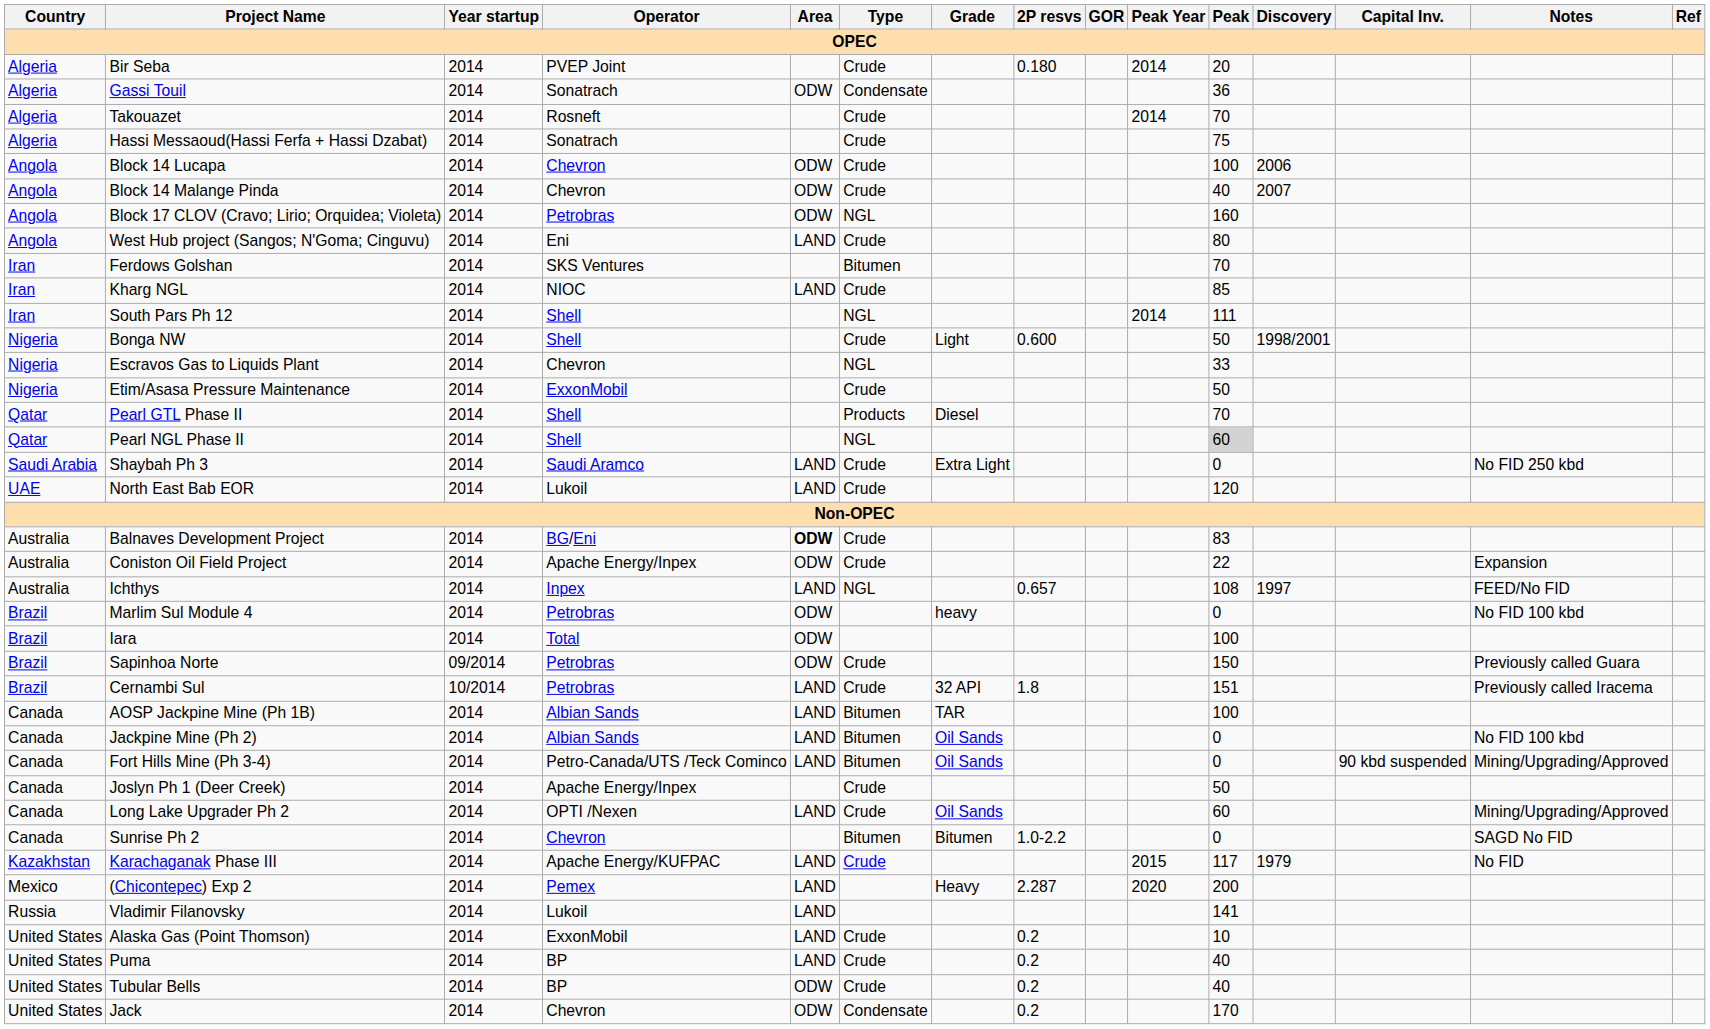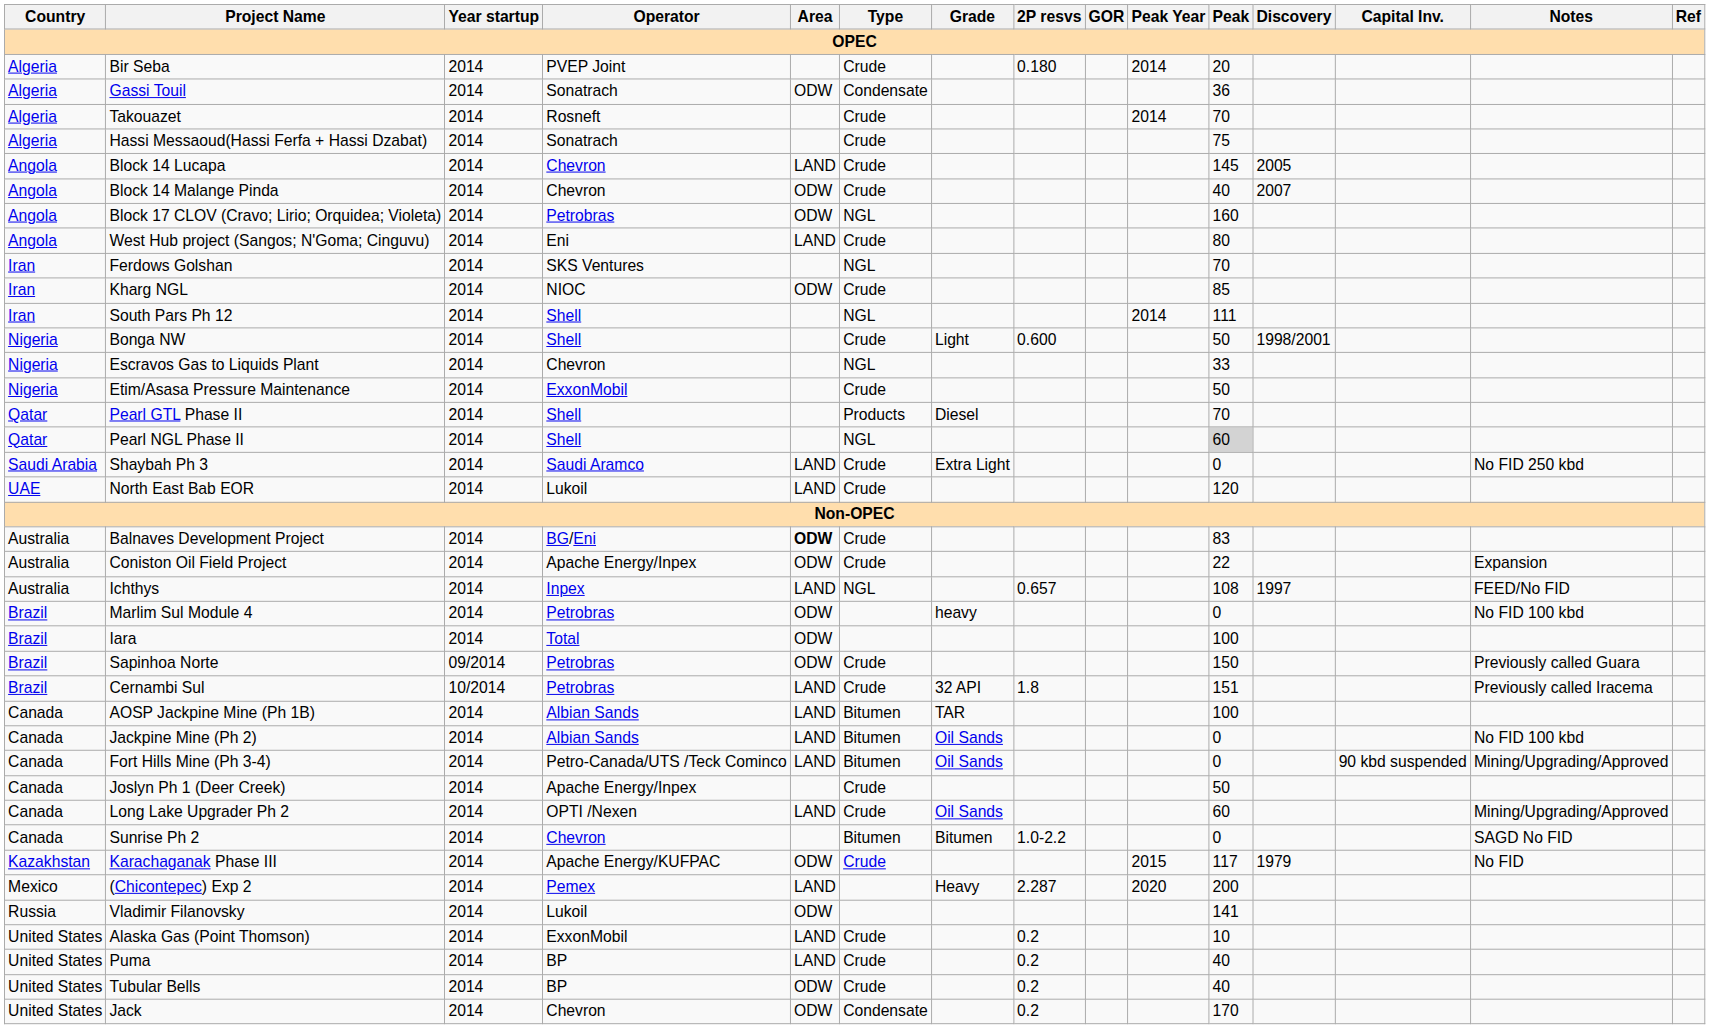(813, 166) ODW -> (815, 166) LAND
(1226, 166) 100 -> (1226, 166) 145
(1274, 166) 2006 -> (1274, 166) 2005
(872, 265) Bitumen -> (859, 265) NGL
(815, 290) LAND -> (813, 290) ODW
(815, 862) LAND -> (813, 862) ODW
(815, 912) LAND -> (813, 912) ODW
